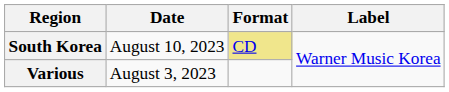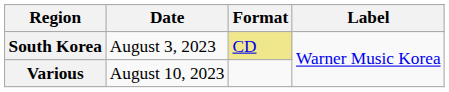(167, 45) August 10, 2023 -> (163, 45) August 3, 2023
(163, 73) August 3, 2023 -> (167, 73) August 10, 2023
